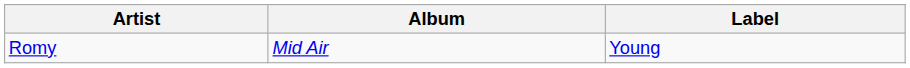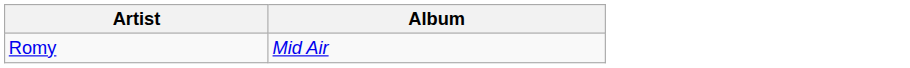- column: (755, 18)
